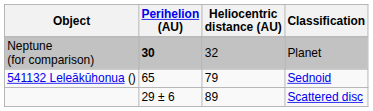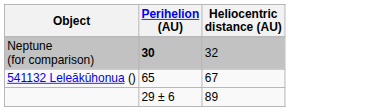- column: (326, 21)
(211, 79) 79 -> (211, 79) 67
